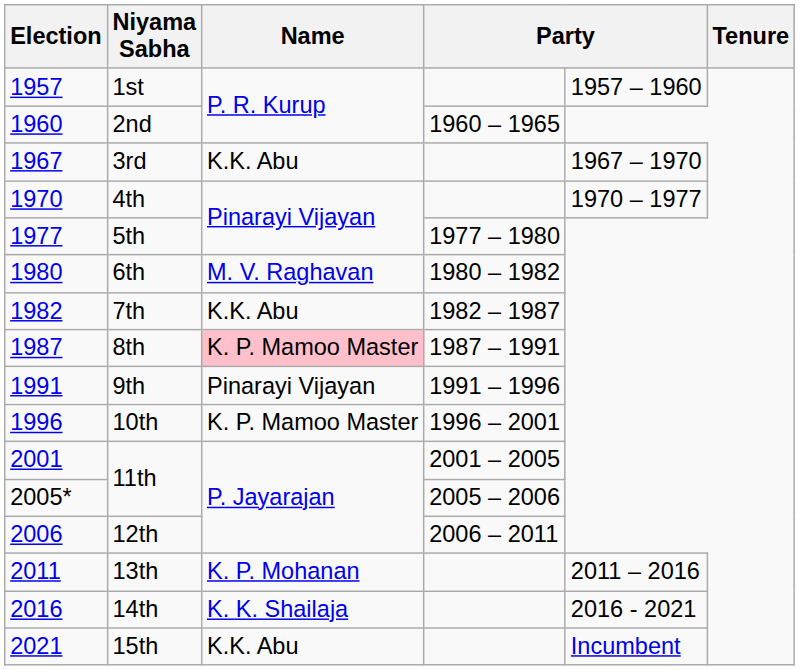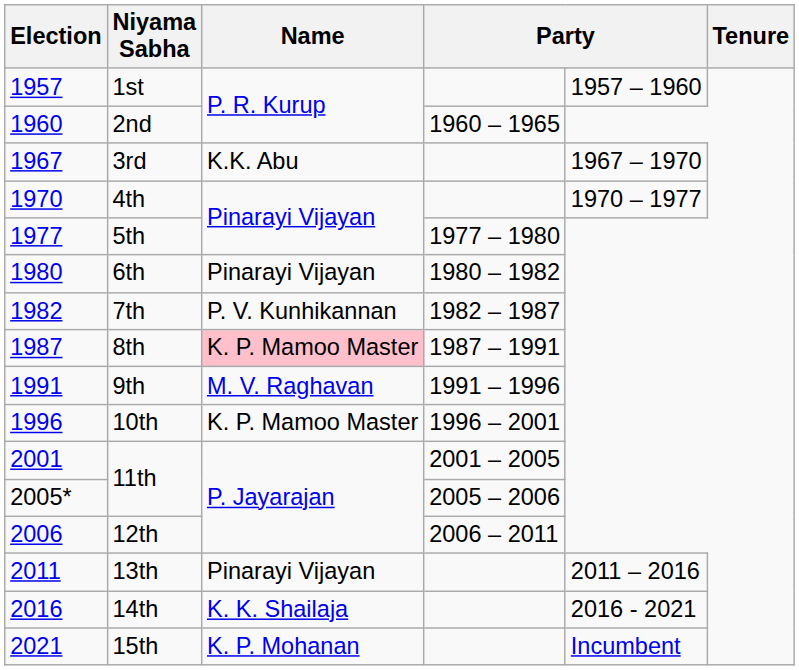(290, 273) M. V. Raghavan -> (291, 273) Pinarayi Vijayan
(253, 310) K.K. Abu -> (302, 310) P. V. Kunhikannan
(291, 385) Pinarayi Vijayan -> (290, 385) M. V. Raghavan
(283, 571) K. P. Mohanan -> (291, 571) Pinarayi Vijayan
(253, 646) K.K. Abu -> (283, 646) K. P. Mohanan
